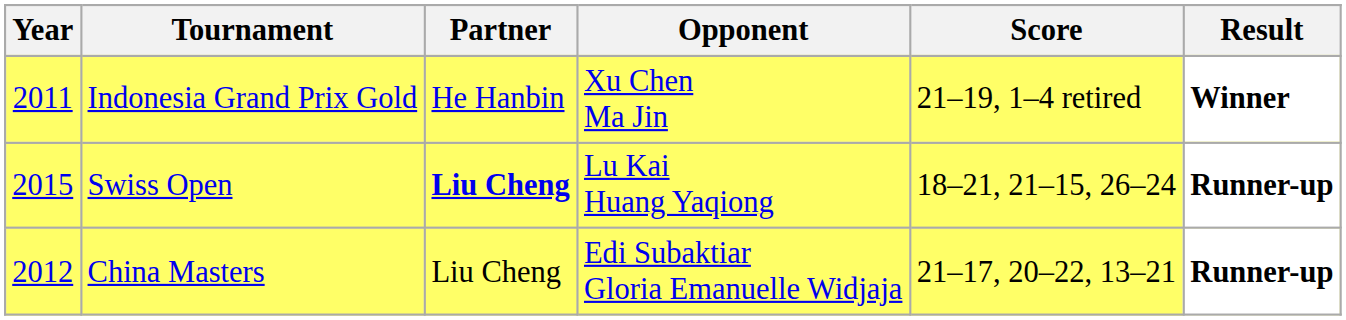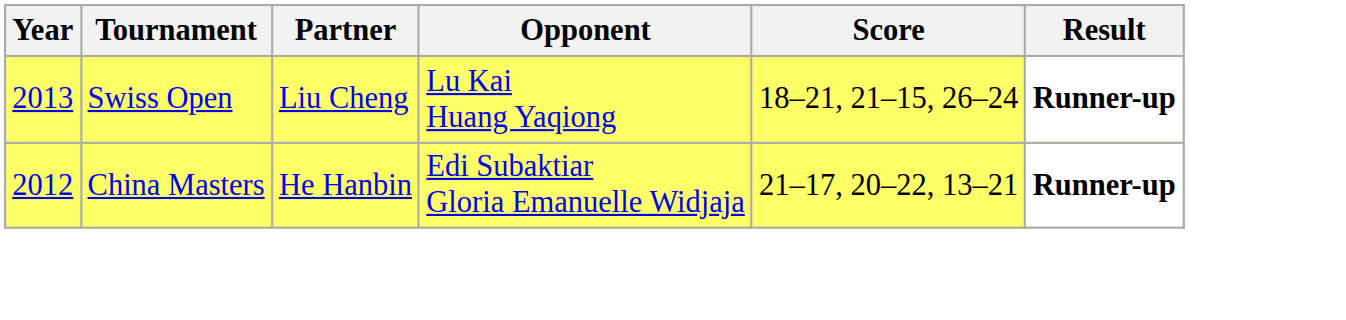- row: (252, 98)
(43, 184) 2015 -> (43, 98) 2013
(501, 184) bold -> (344, 98) normal
(496, 271) Liu Cheng -> (345, 184) He Hanbin
